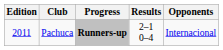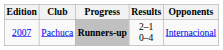(22, 32) 2011 -> (22, 32) 2007
